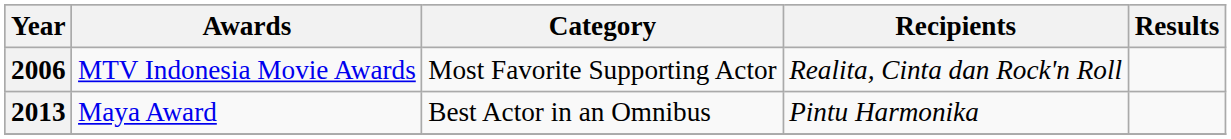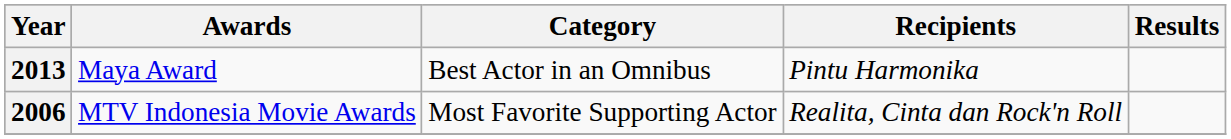rows swapped: (38, 69) <-> (38, 112)
